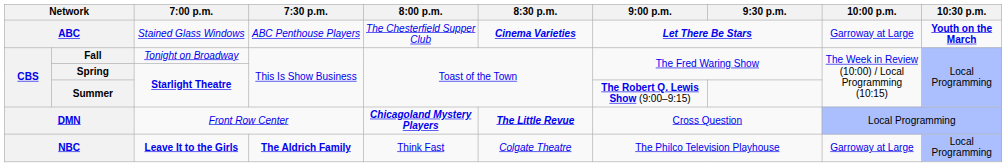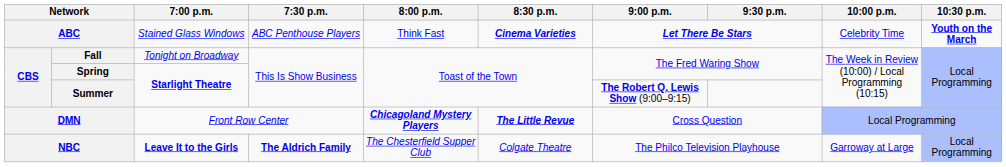(421, 34) The Chesterfield Supper Club -> (421, 34) Think Fast
(872, 34) Garroway at Large -> (872, 34) Celebrity Time
(421, 148) Think Fast -> (421, 148) The Chesterfield Supper Club
